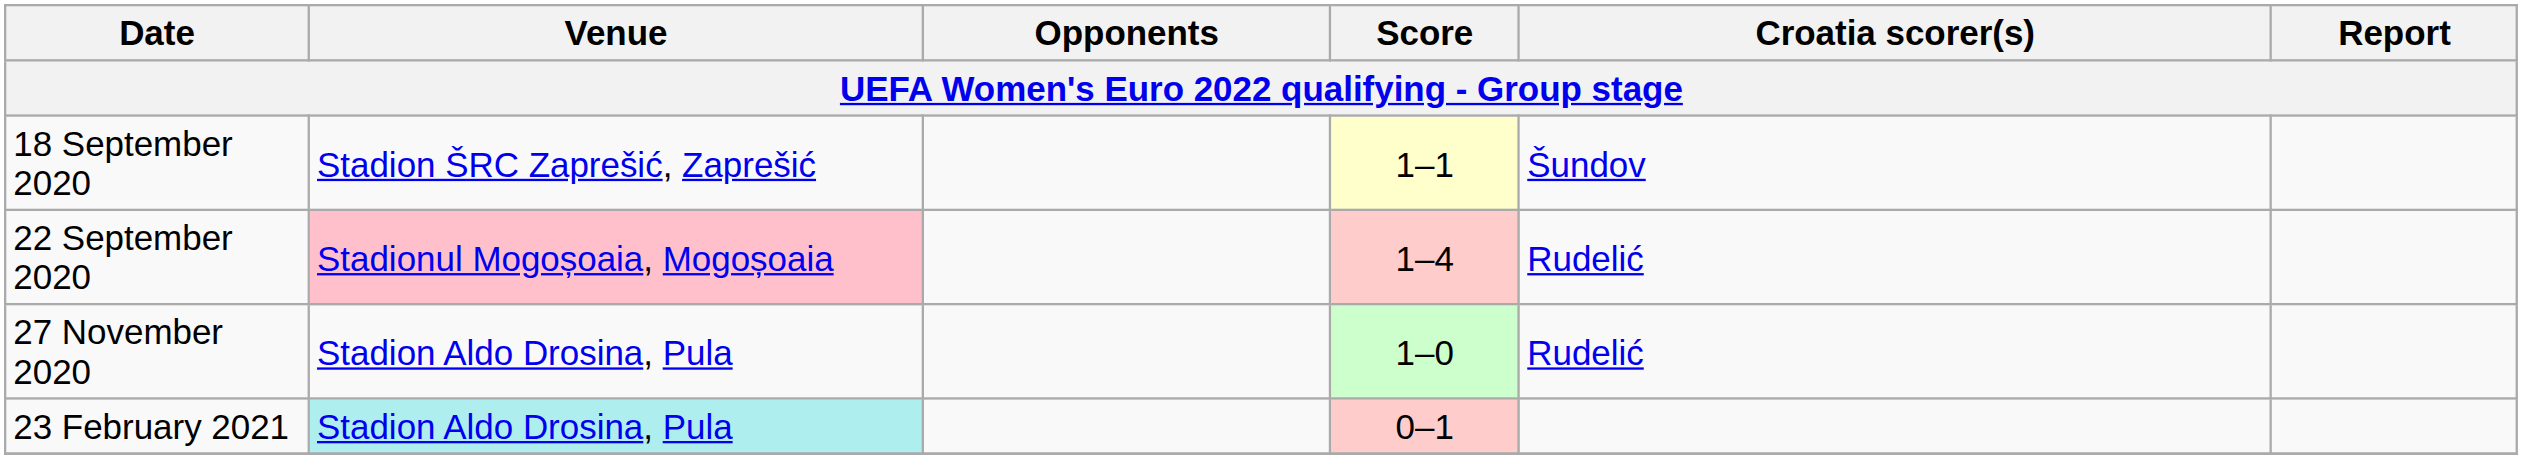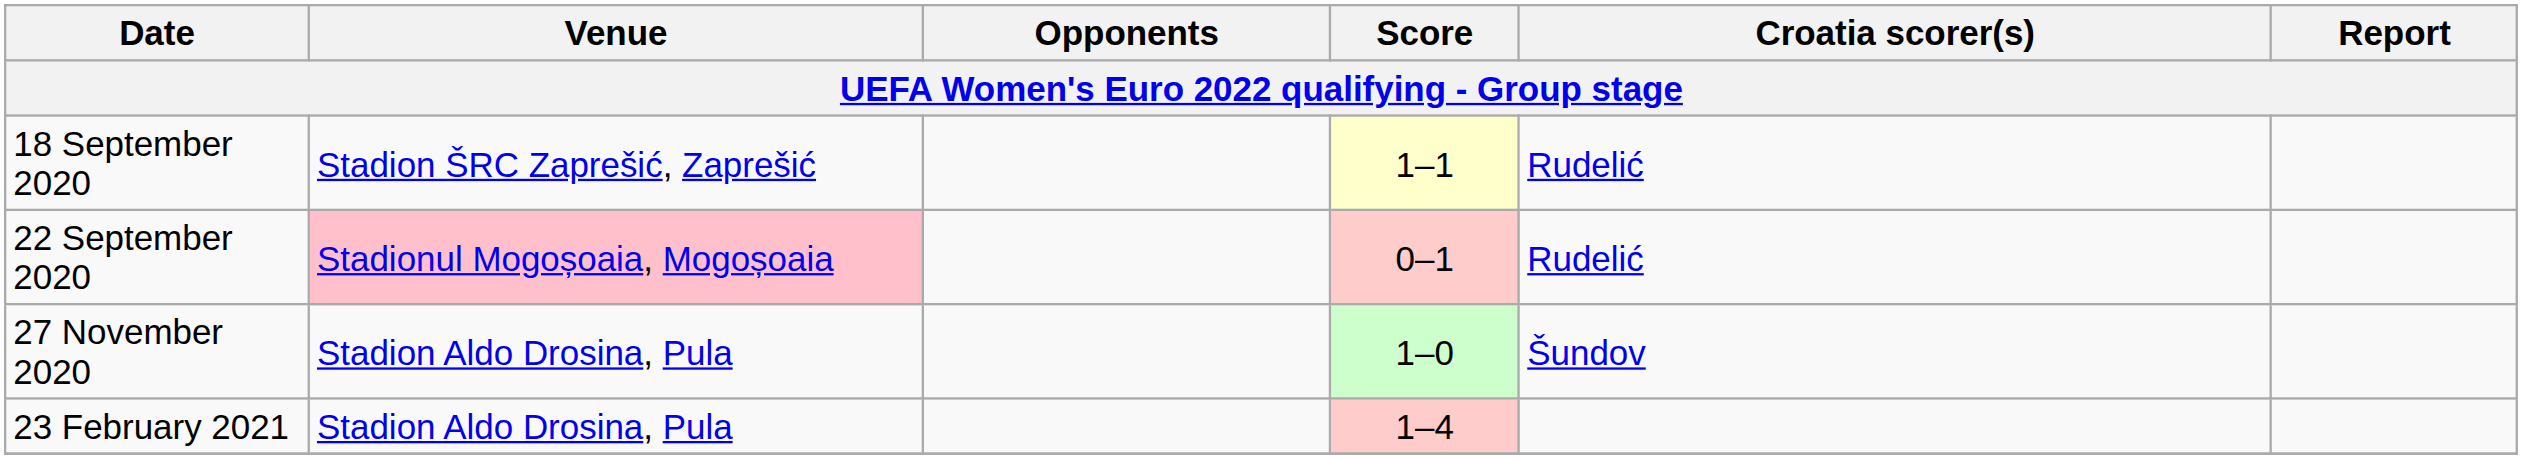(1586, 163) Šundov -> (1586, 163) Rudelić
(1425, 258) 1–4 -> (1425, 258) 0–1
(1586, 352) Rudelić -> (1586, 352) Šundov
(525, 427) paleturquoise background -> (525, 427) no background
(1425, 427) 0–1 -> (1425, 427) 1–4
